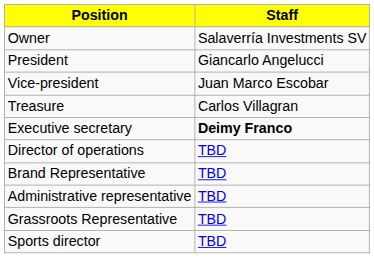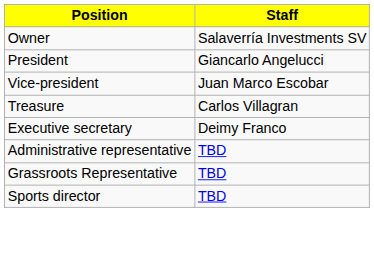(245, 128) bold -> (242, 128) normal
- row: (76, 151)
- row: (77, 173)
